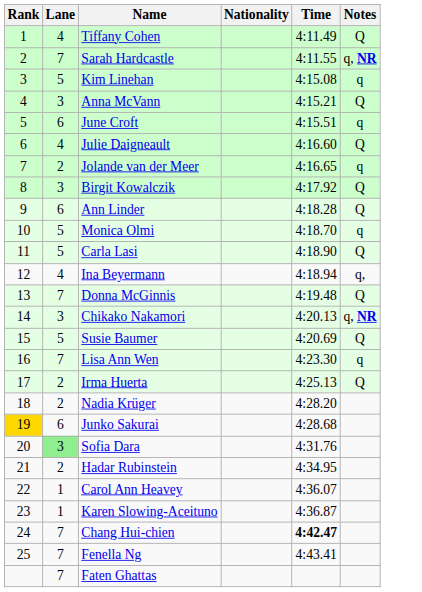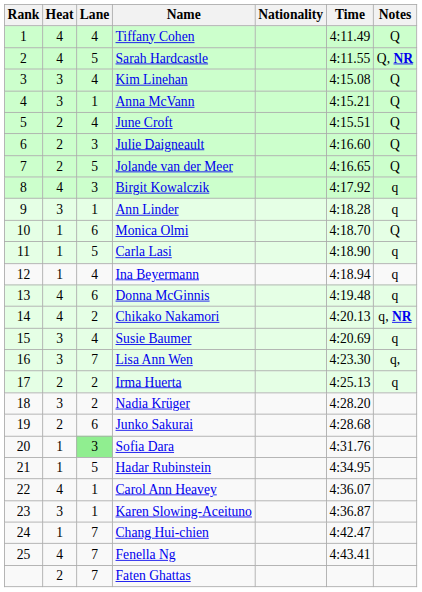+ column: (60, 15)
(60, 58) 7 -> (95, 58) 5
(360, 58) q, NR -> (395, 58) Q, NR
(60, 79) 5 -> (95, 79) 4
(360, 79) q -> (395, 79) Q
(60, 101) 3 -> (95, 101) 1
(60, 123) 6 -> (95, 123) 4
(360, 123) q -> (395, 123) Q
(60, 144) 4 -> (95, 144) 3
(60, 166) 2 -> (95, 166) 5
(360, 166) q -> (395, 166) Q
(360, 187) Q -> (395, 187) q
(60, 209) 6 -> (95, 209) 1
(360, 209) Q -> (395, 209) q
(60, 230) 5 -> (95, 230) 6
(360, 230) q -> (395, 230) Q
(360, 252) Q -> (395, 252) q
(360, 274) q, -> (395, 274) q
(60, 295) 7 -> (95, 295) 6
(360, 295) Q -> (395, 295) q
(60, 317) 3 -> (95, 317) 2
(60, 338) 5 -> (95, 338) 4
(360, 338) Q -> (395, 338) q
(360, 360) q -> (395, 360) q,
(360, 381) Q -> (395, 381) q
(23, 425) gold background -> (23, 425) no background
(60, 468) 2 -> (95, 468) 5
(316, 532) bold -> (350, 532) normal
